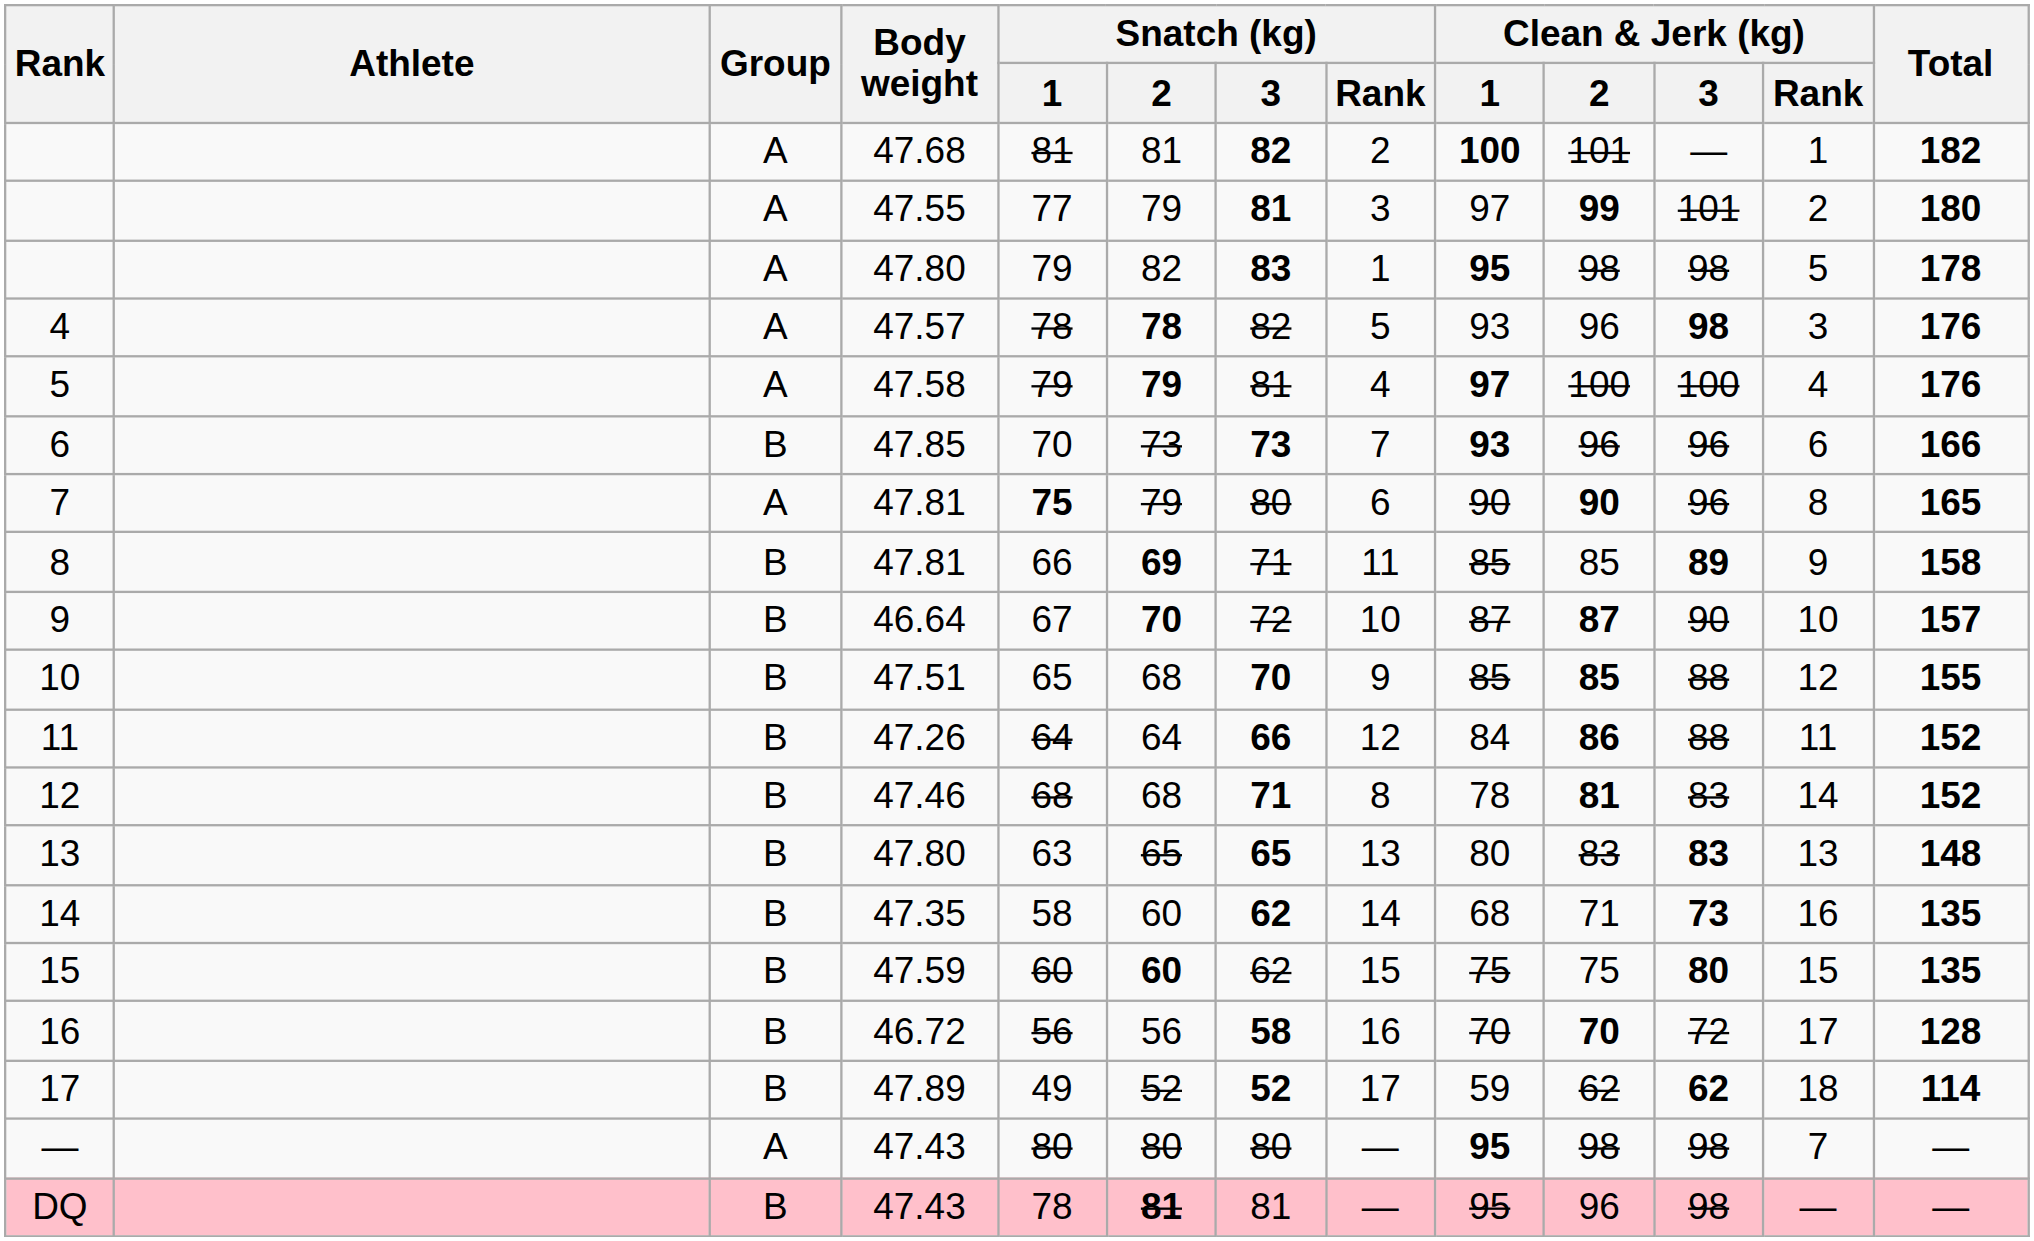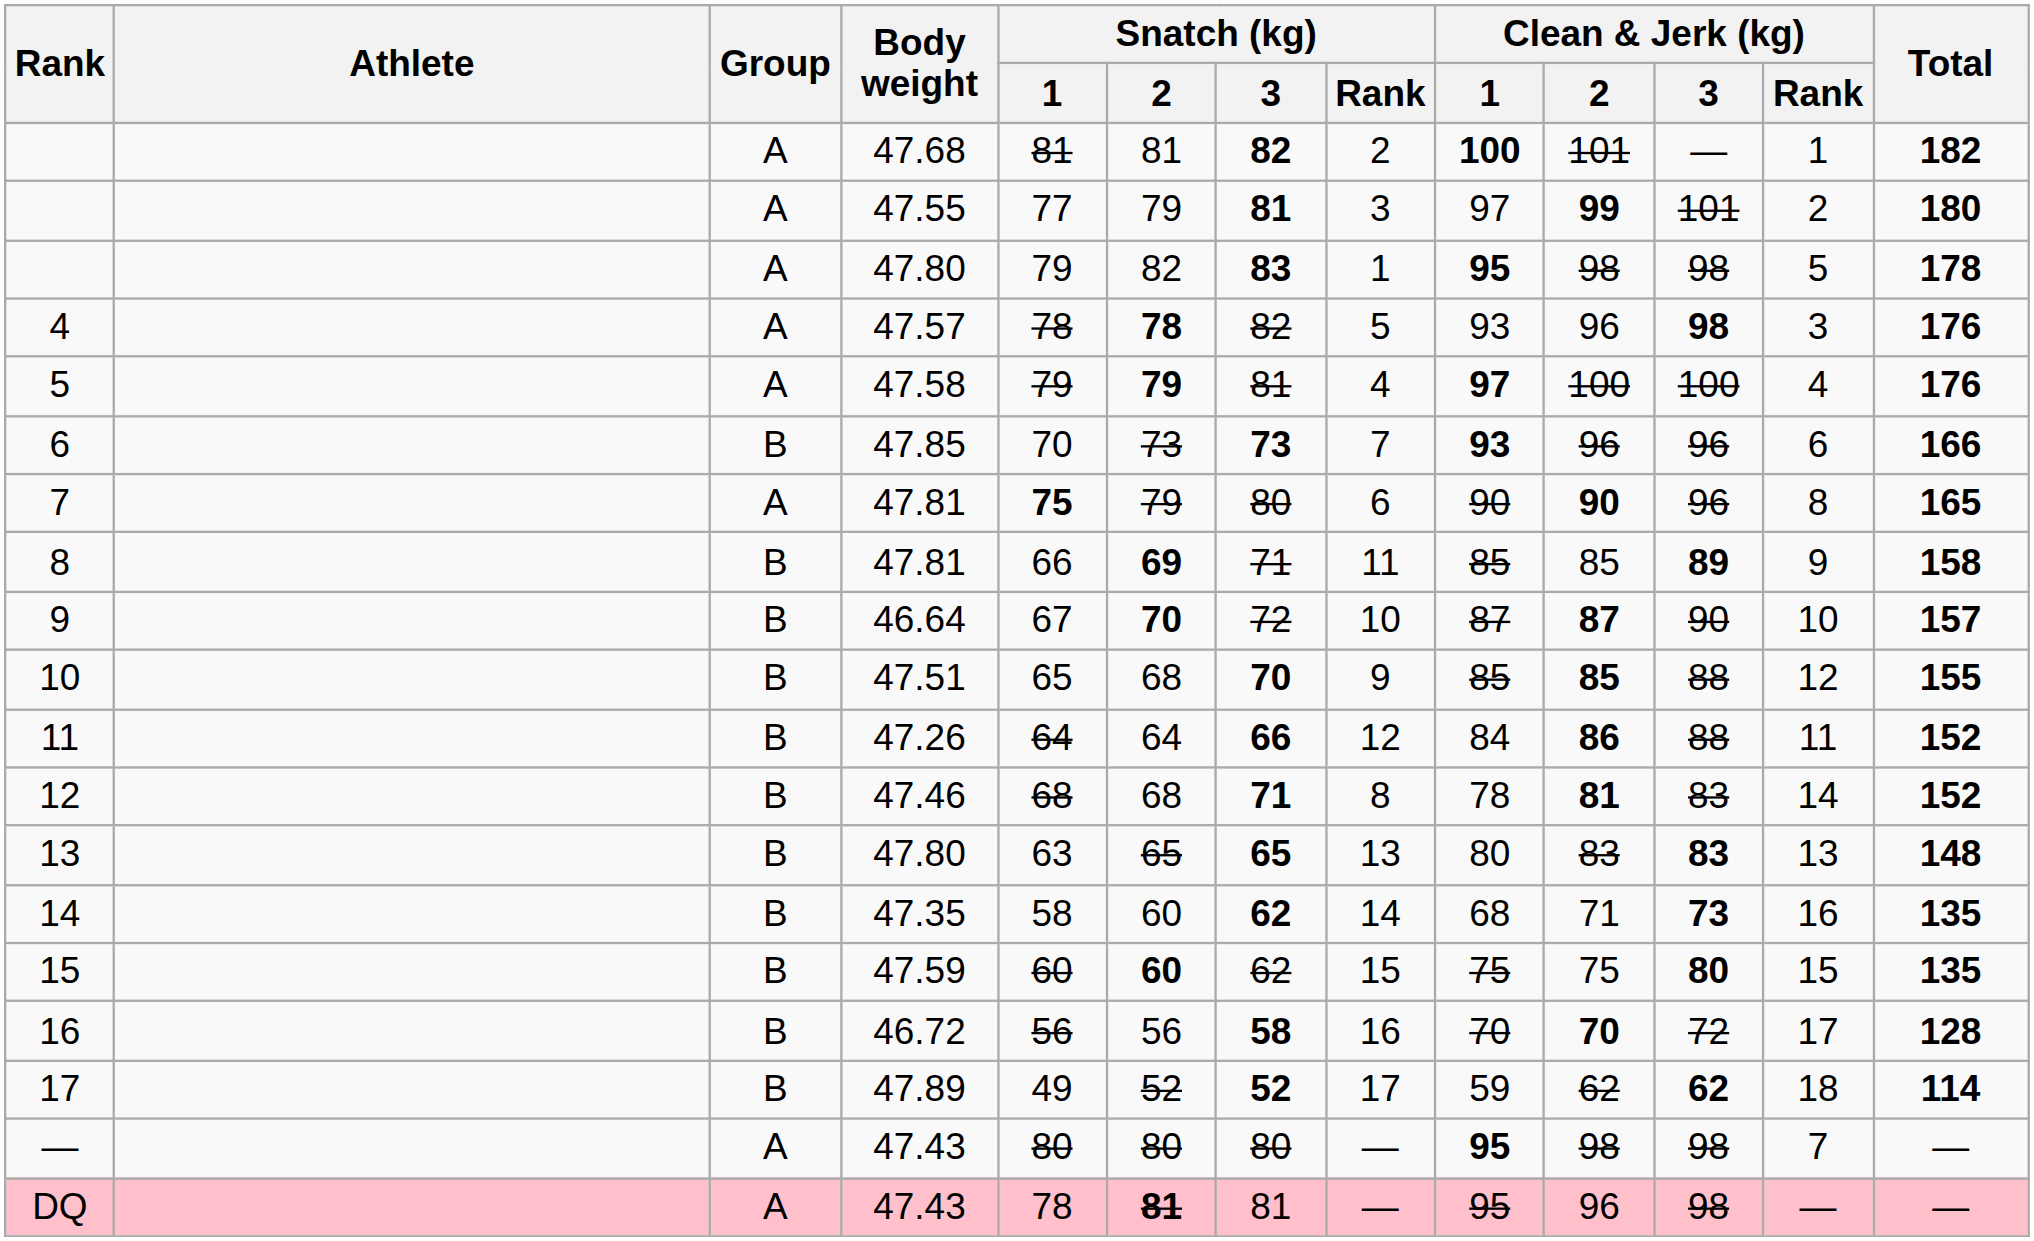(775, 1206) B -> (775, 1206) A
